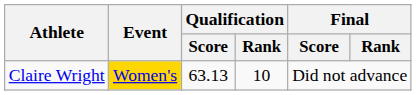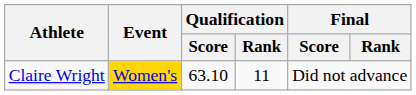(208, 75) 63.13 -> (208, 75) 63.10
(262, 75) 10 -> (262, 75) 11
